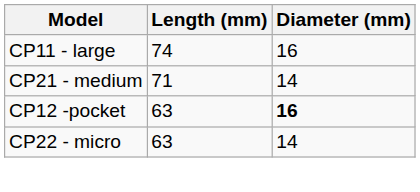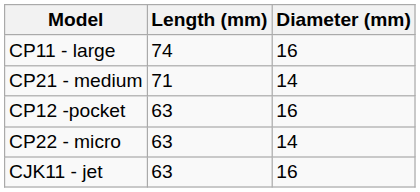(287, 111) bold -> (287, 111) normal
+ row: (56, 171)
